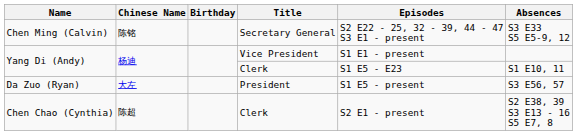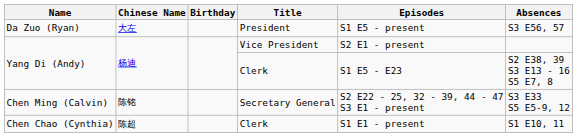rows swapped: (43, 85) <-> (57, 33)
(382, 53) S1 E1 - present -> (382, 45) S2 E1 - present
(536, 69) S1 E10, 11 -> (539, 71) S2 E38, 39 S3 E13 - 16 S5 E7, 8
(382, 112) S2 E1 - present -> (382, 124) S1 E1 - present
(539, 112) S2 E38, 39 S3 E13 - 16 S5 E7, 8 -> (536, 124) S1 E10, 11
